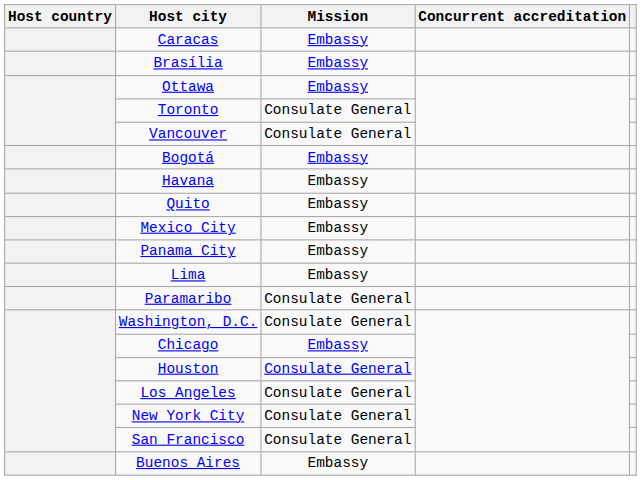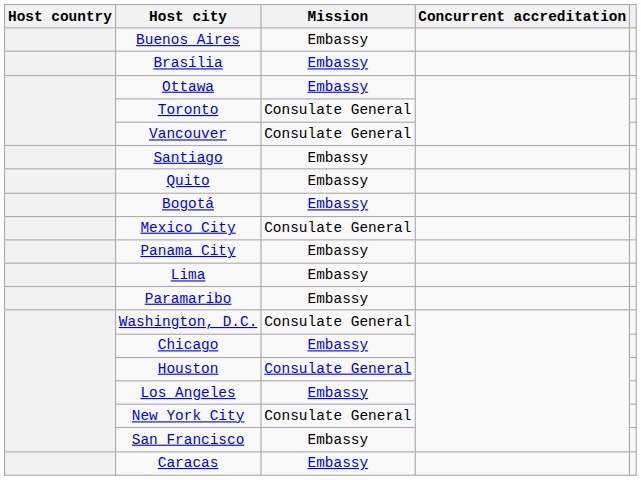rows swapped: (188, 463) <-> (188, 40)
+ row: (188, 157)
rows swapped: (188, 157) <-> (188, 204)
- row: (188, 181)
(338, 228) Embassy -> (338, 228) Consulate General
(338, 299) Consulate General -> (338, 299) Embassy
(338, 393) Consulate General -> (338, 393) Embassy
(338, 440) Consulate General -> (338, 440) Embassy
